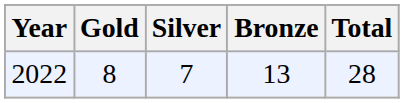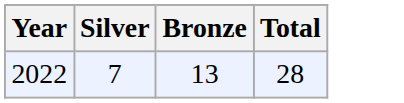- column: (109, 27)
